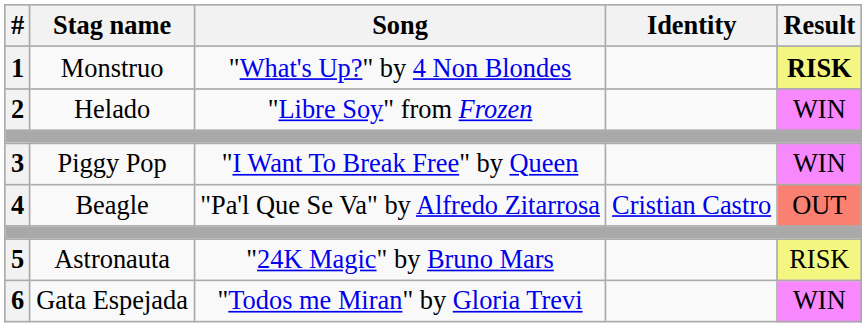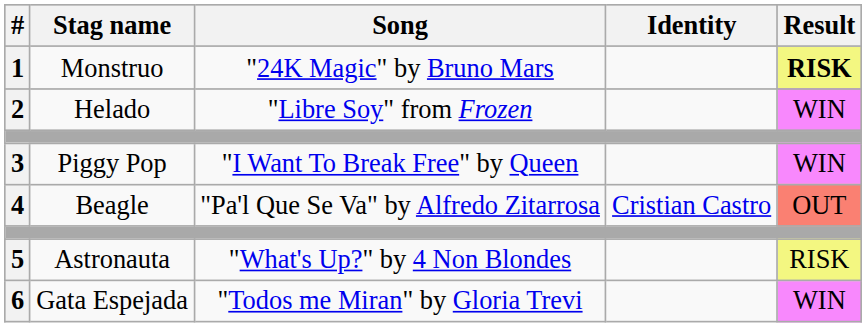(400, 67) "What's Up?" by 4 Non Blondes -> (400, 67) "24K Magic" by Bruno Mars
(400, 259) "24K Magic" by Bruno Mars -> (400, 259) "What's Up?" by 4 Non Blondes
